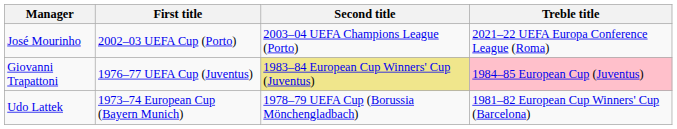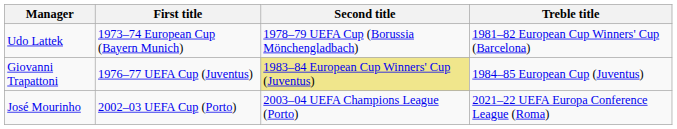rows swapped: (35, 107) <-> (44, 40)
(558, 74) pink background -> (558, 74) no background
